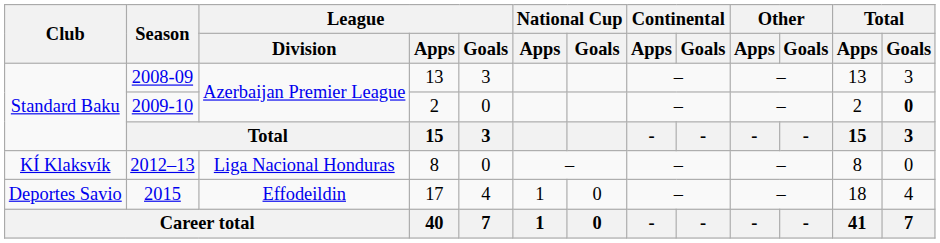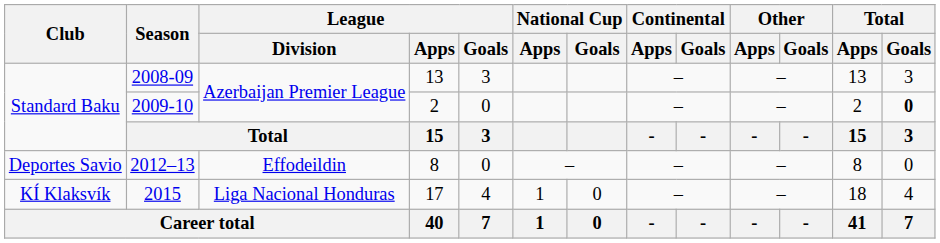(65, 164) KÍ Klaksvík -> (65, 164) Deportes Savio
(304, 164) Liga Nacional Honduras -> (304, 164) Effodeildin
(65, 194) Deportes Savio -> (65, 194) KÍ Klaksvík
(304, 194) Effodeildin -> (304, 194) Liga Nacional Honduras
